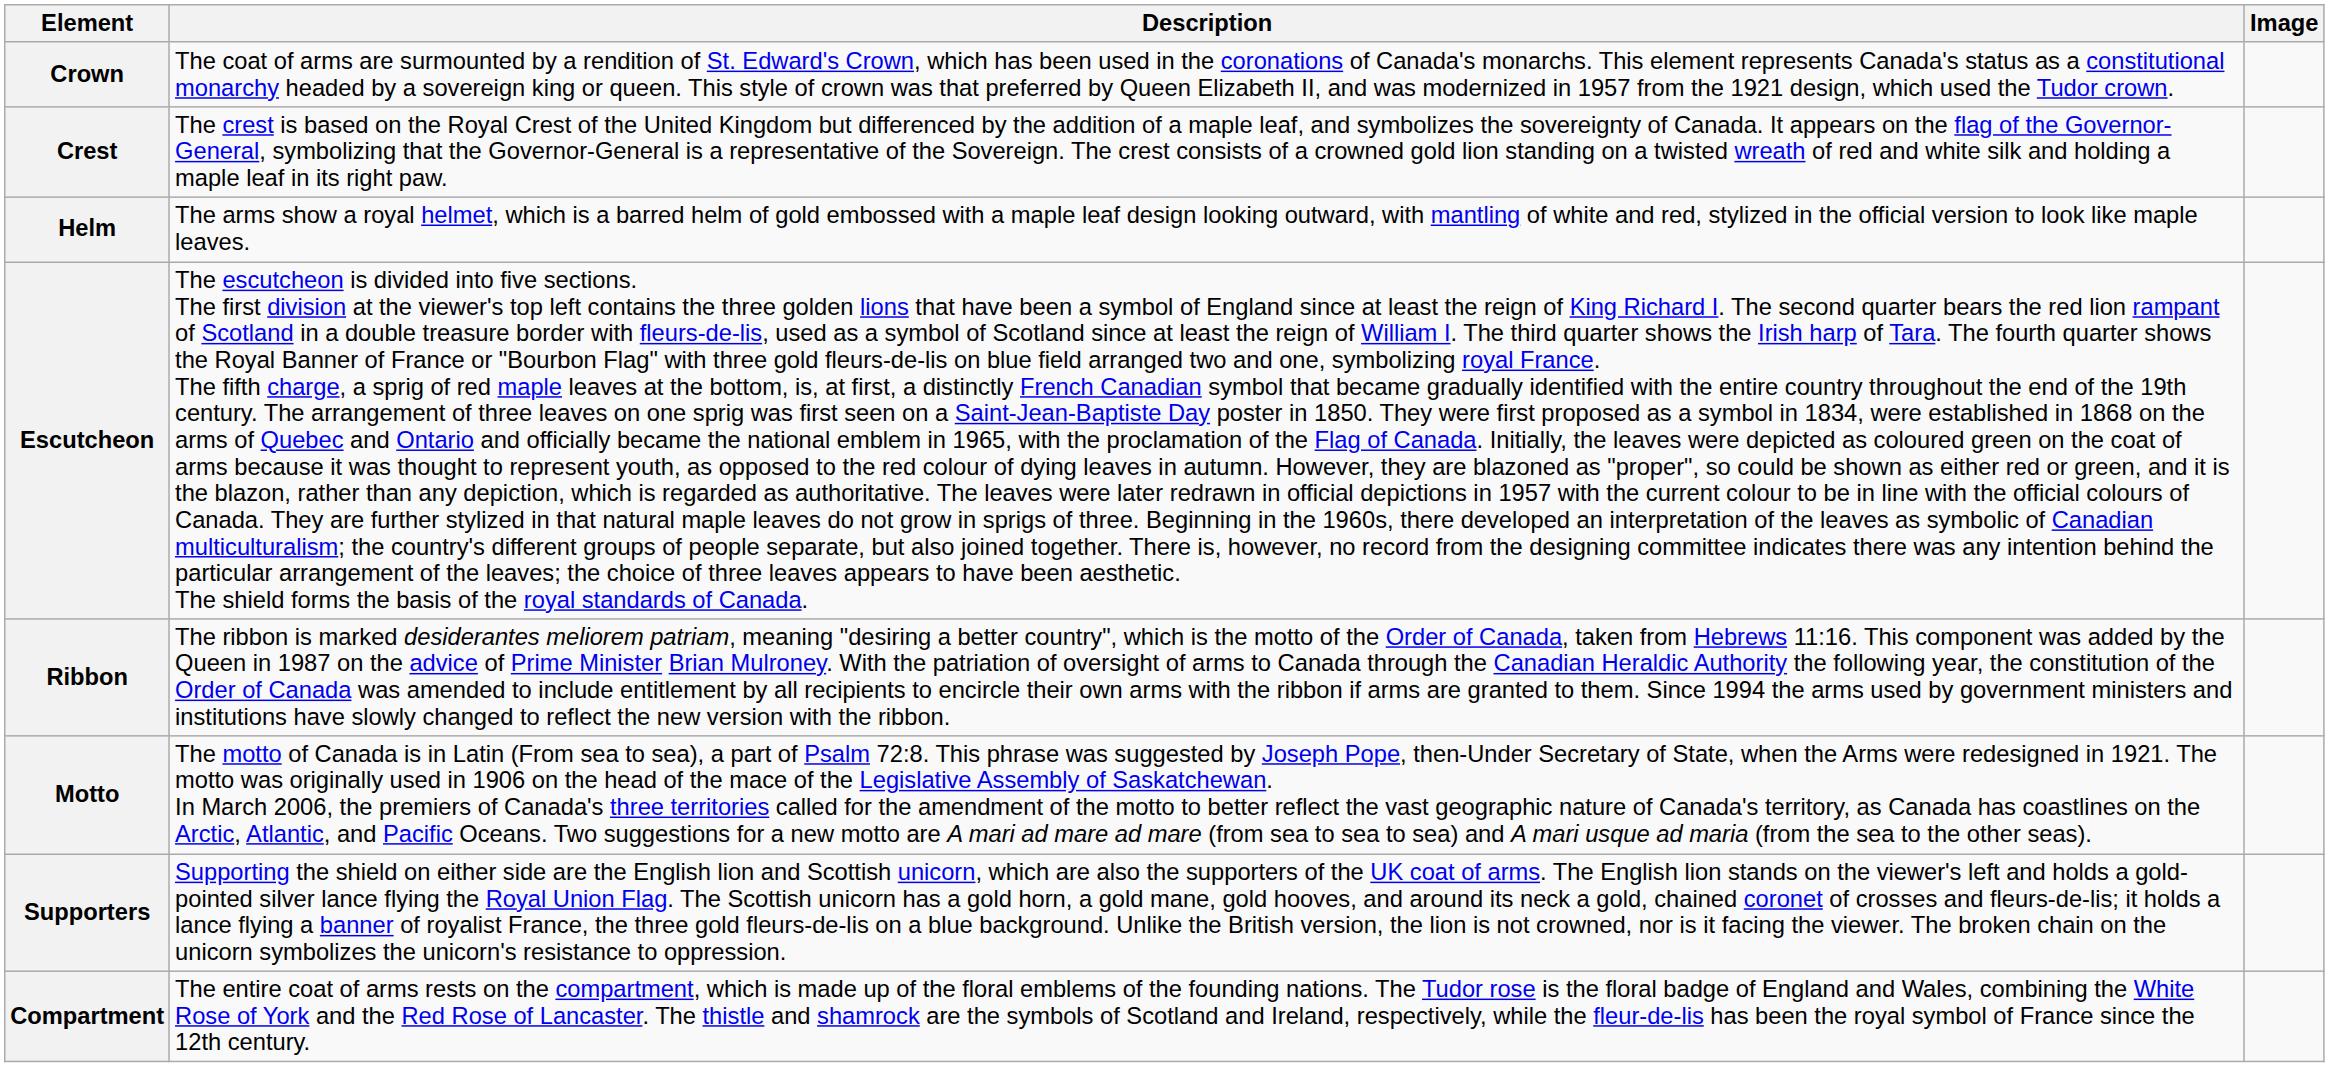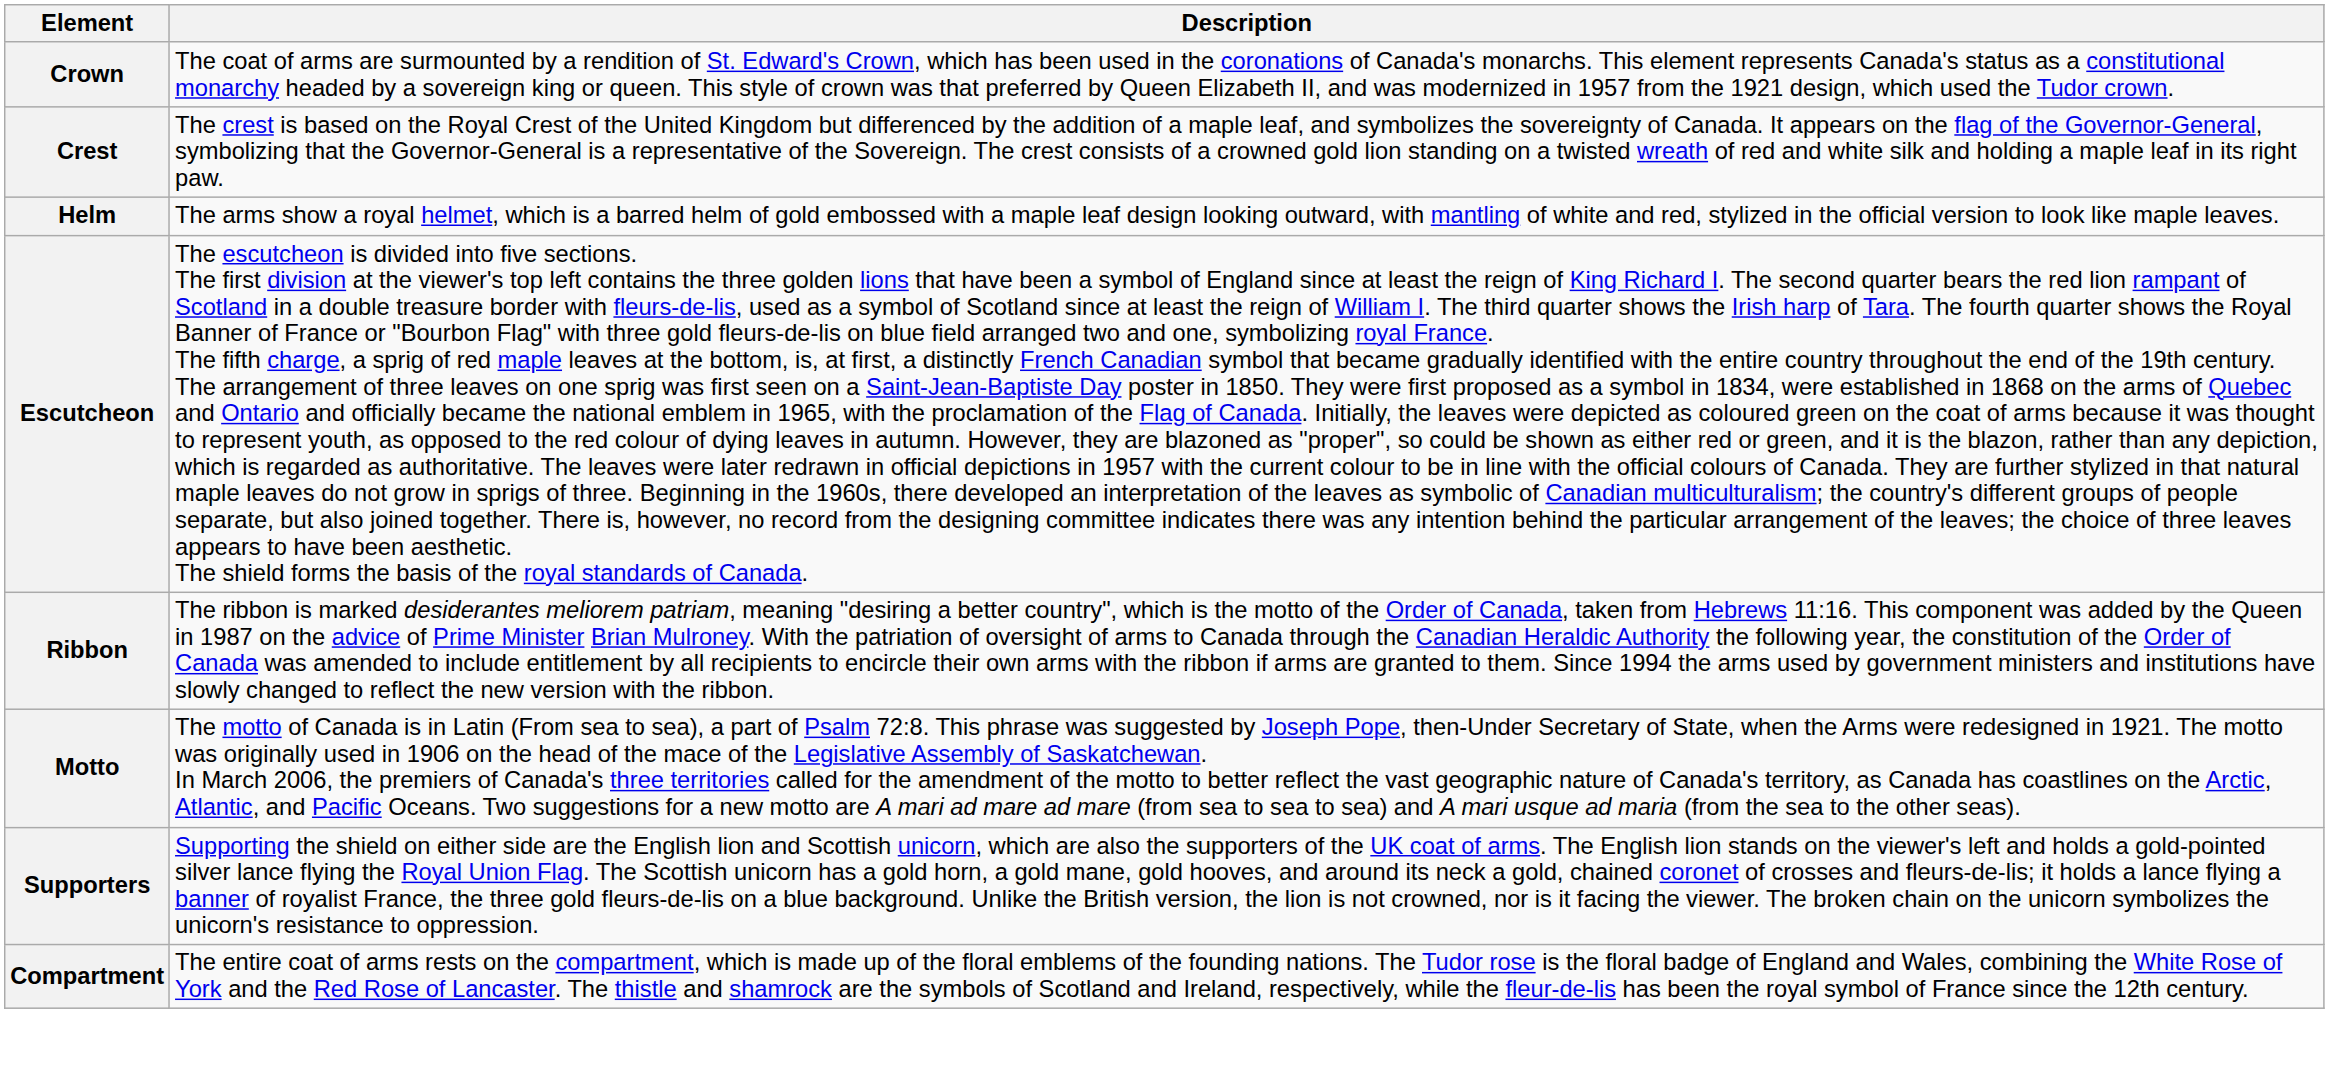- column: (2284, 23)
